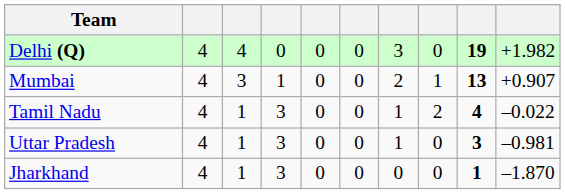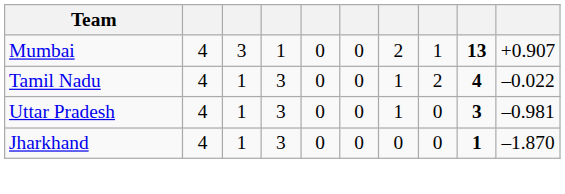- row: (47, 50)
